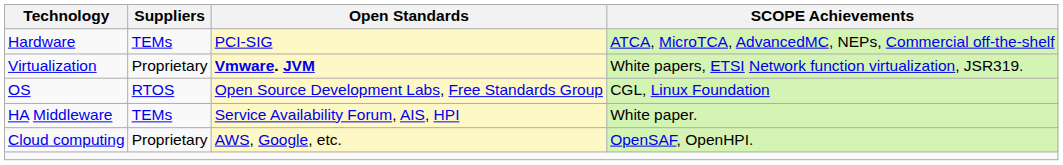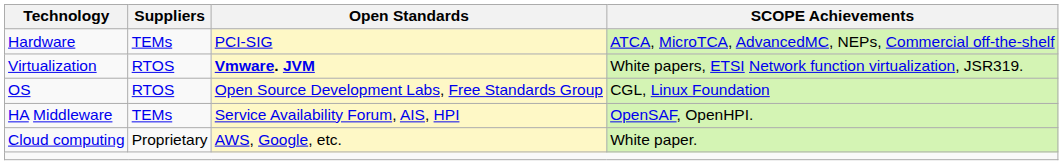(170, 66) Proprietary -> (153, 66) RTOS
(654, 115) White paper. -> (682, 115) OpenSAF, OpenHPI.
(682, 139) OpenSAF, OpenHPI. -> (654, 139) White paper.
